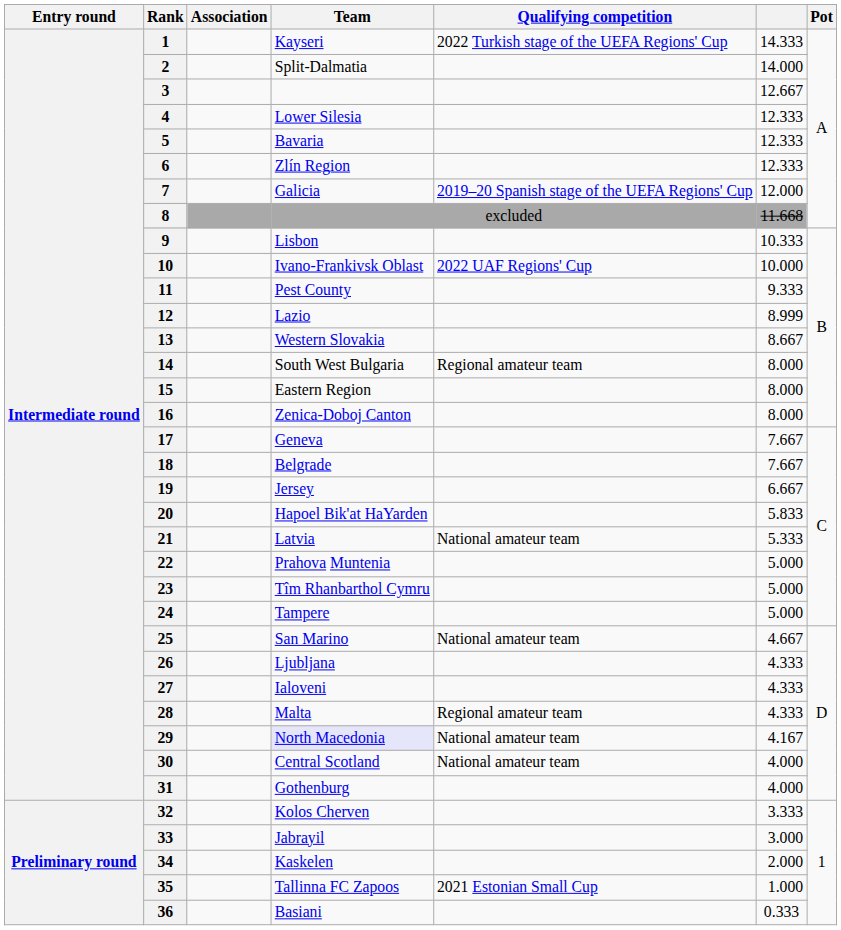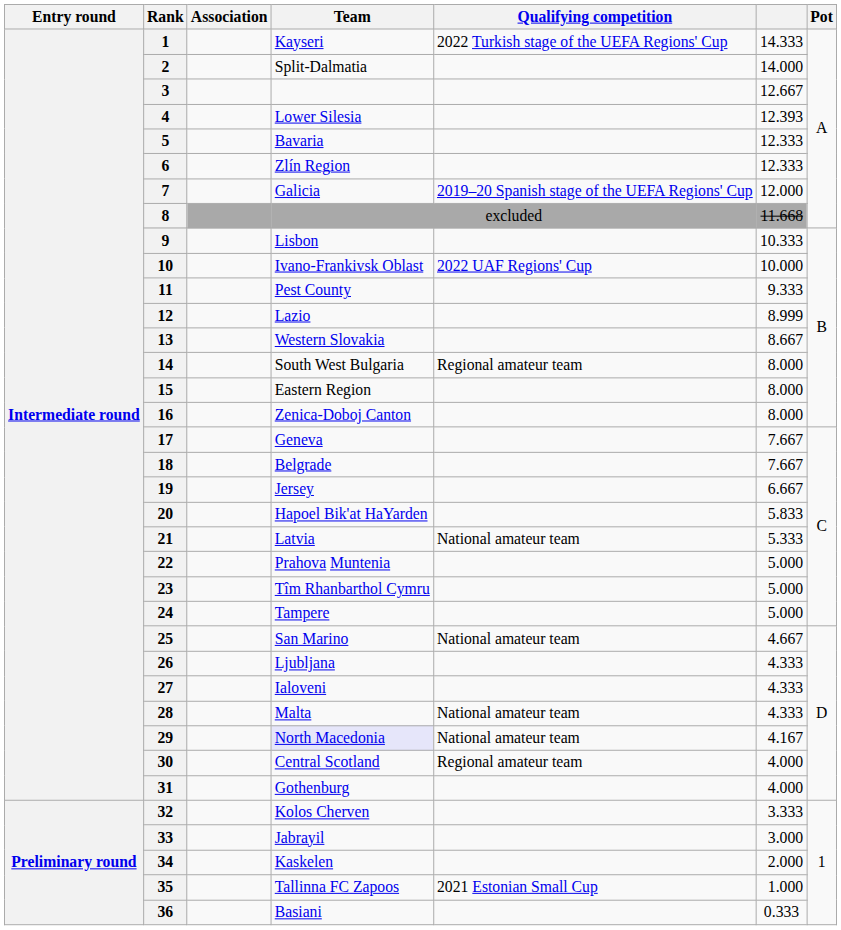(782, 116) 12.333 -> (782, 116) 12.393
(510, 713) Regional amateur team -> (508, 713) National amateur team
(508, 762) National amateur team -> (510, 762) Regional amateur team
